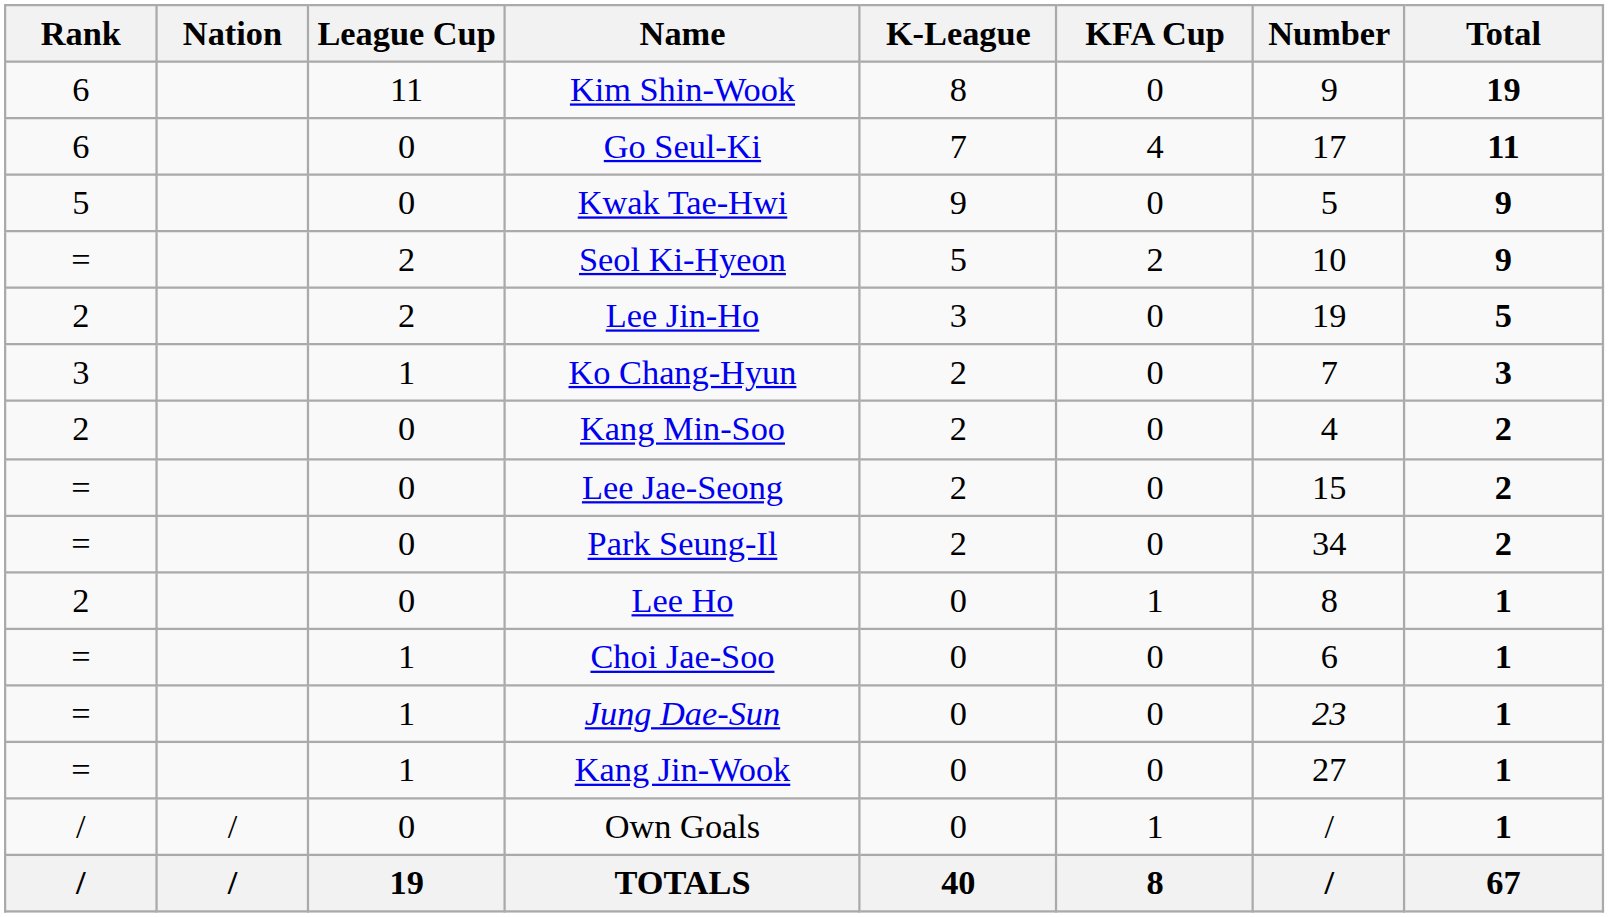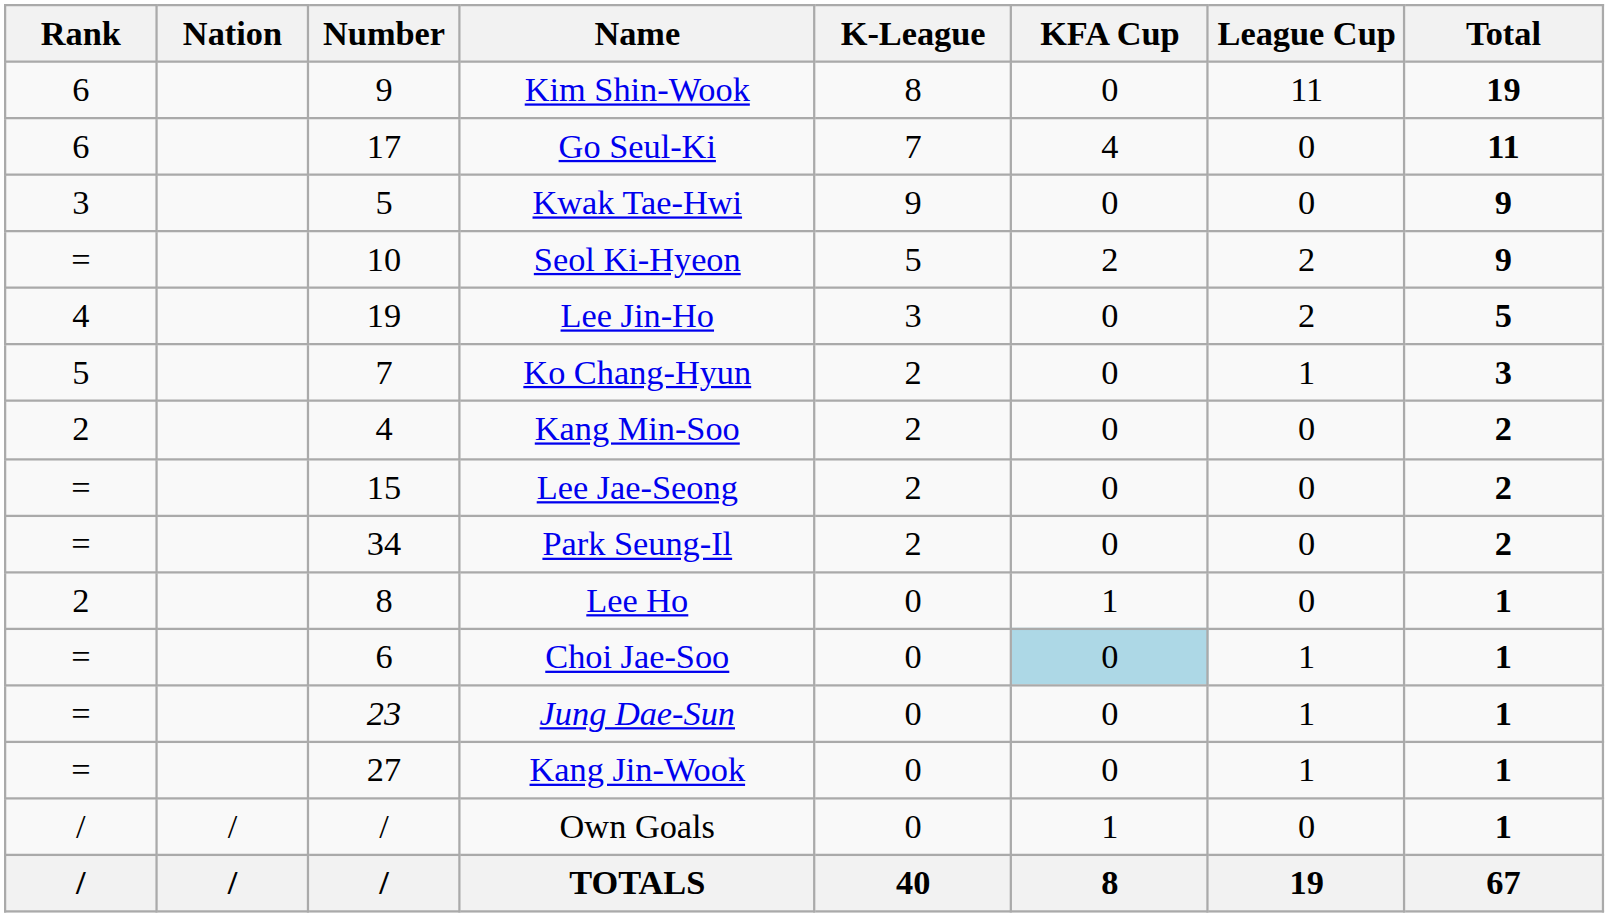columns swapped: (1329, 33) <-> (407, 33)
(81, 202) 5 -> (81, 202) 3
(81, 316) 2 -> (81, 316) 4
(81, 372) 3 -> (81, 372) 5
(1155, 656) no background -> (1110, 656) lightblue background
